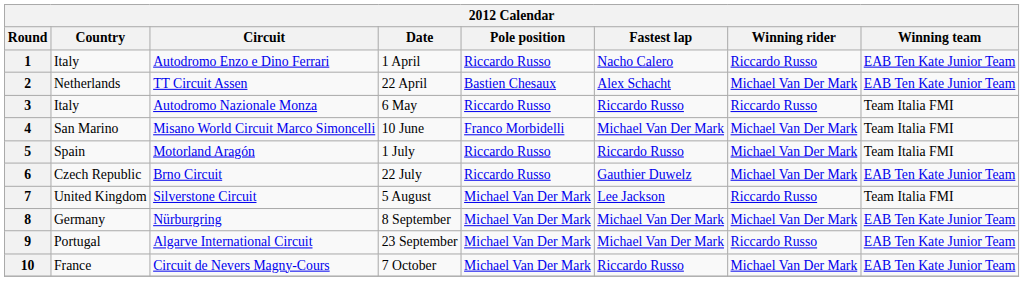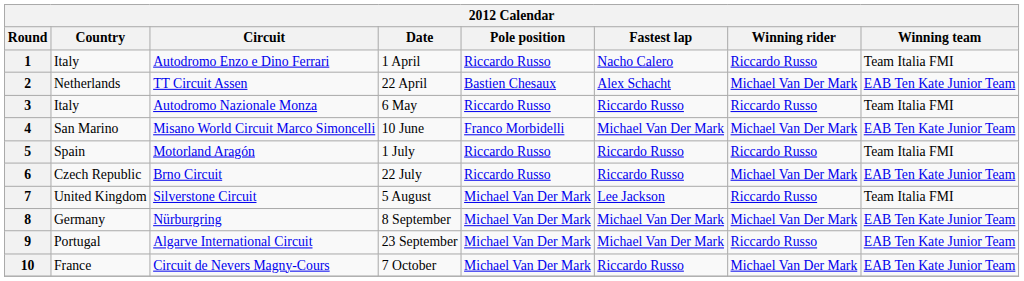(940, 60) EAB Ten Kate Junior Team -> (909, 60) Team Italia FMI
(909, 128) Team Italia FMI -> (940, 128) EAB Ten Kate Junior Team
(794, 151) Michael Van Der Mark -> (774, 151) Riccardo Russo
(644, 174) Gauthier Duwelz -> (641, 174) Riccardo Russo
